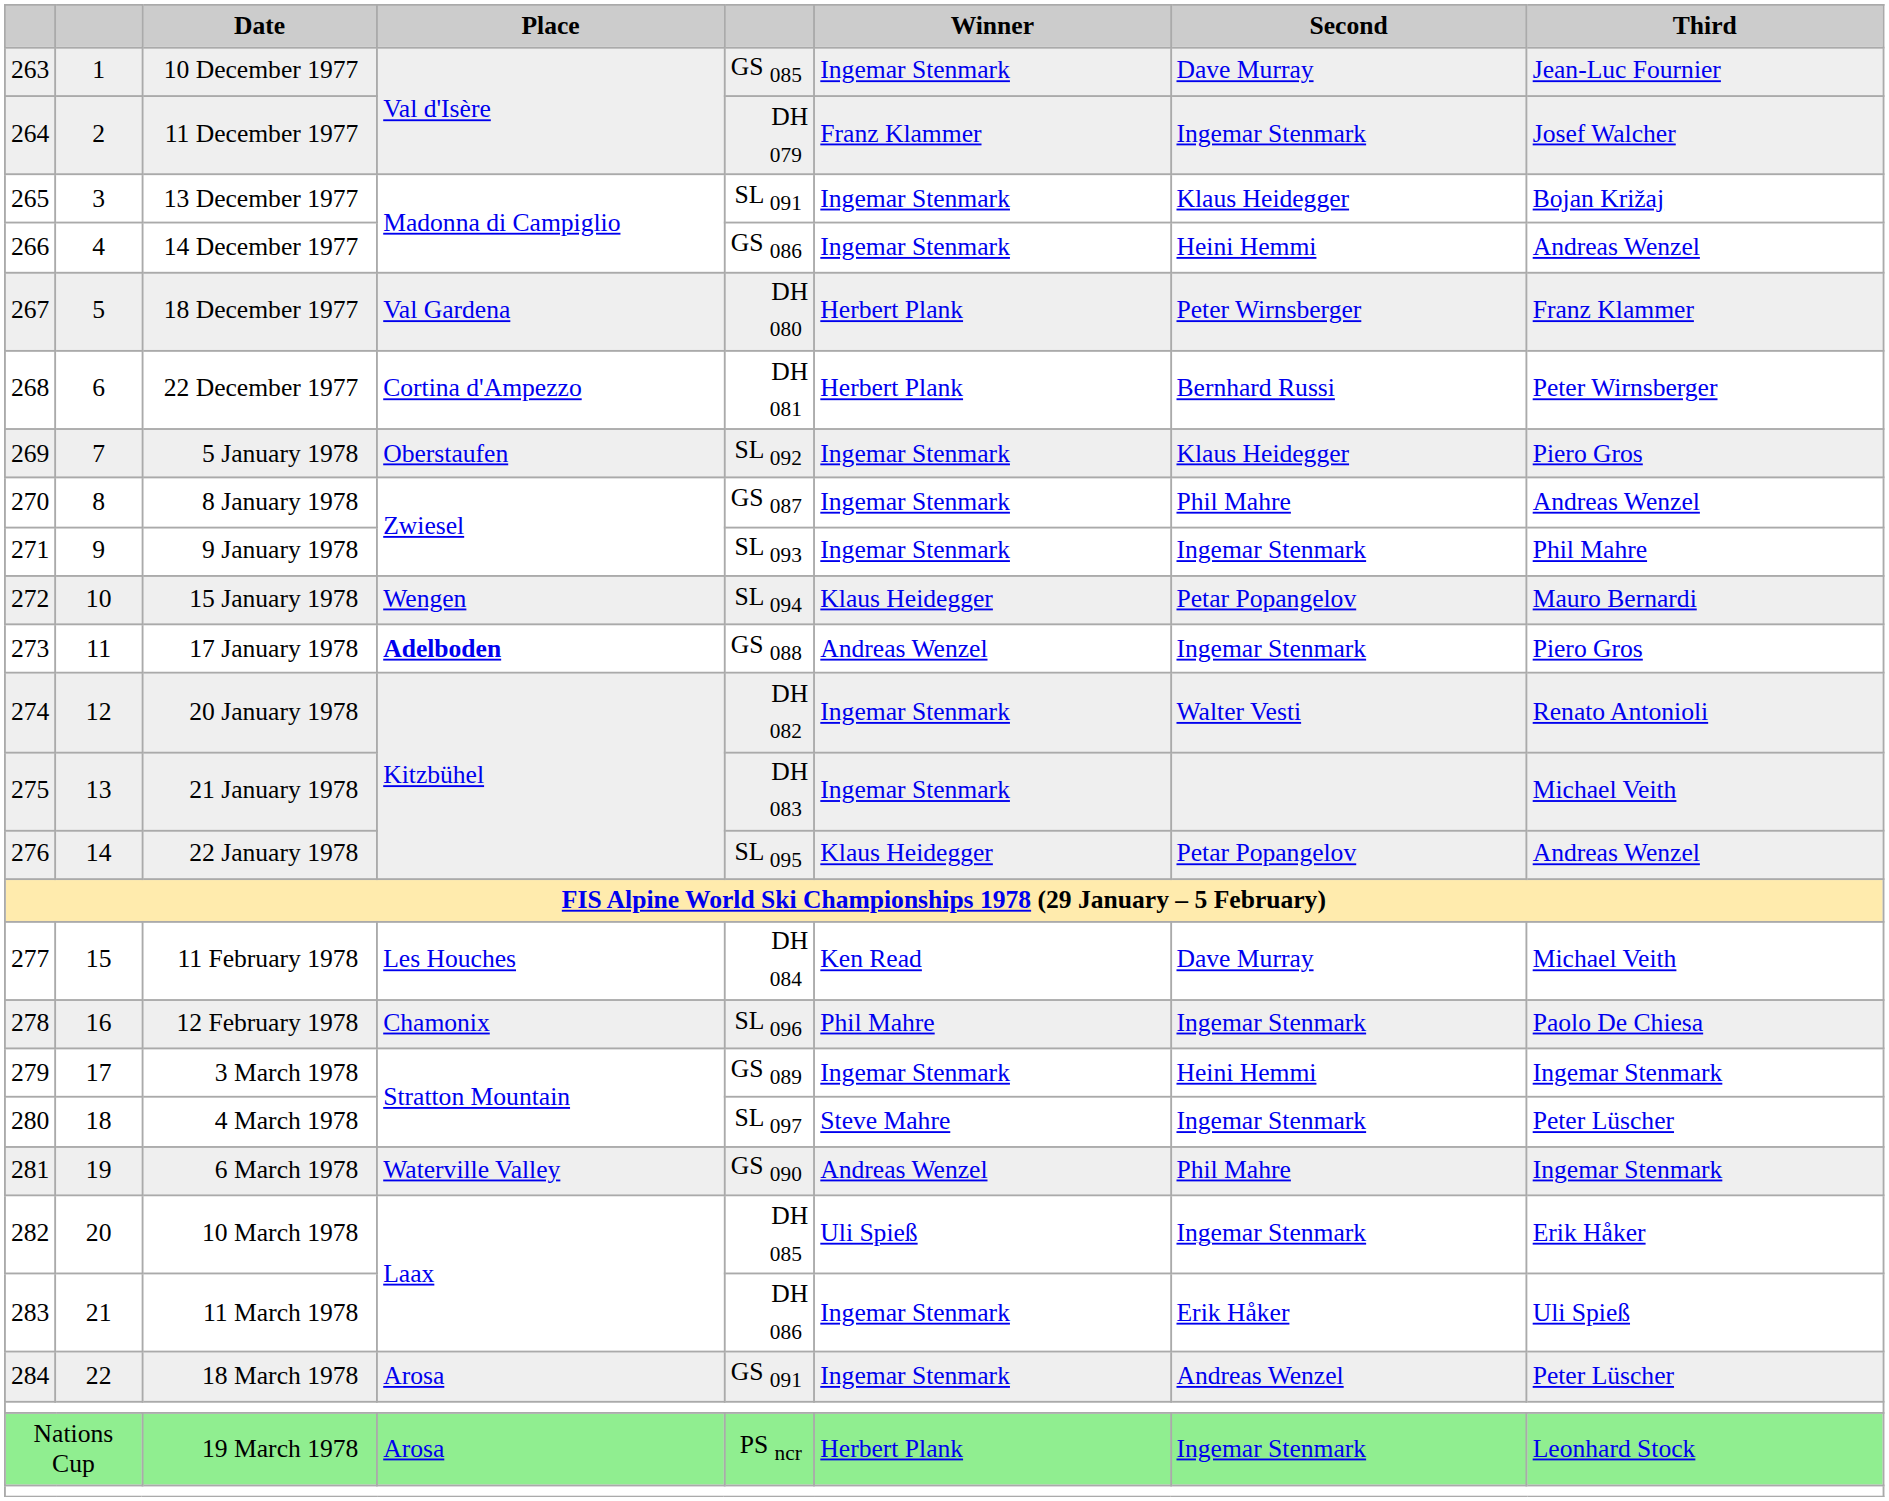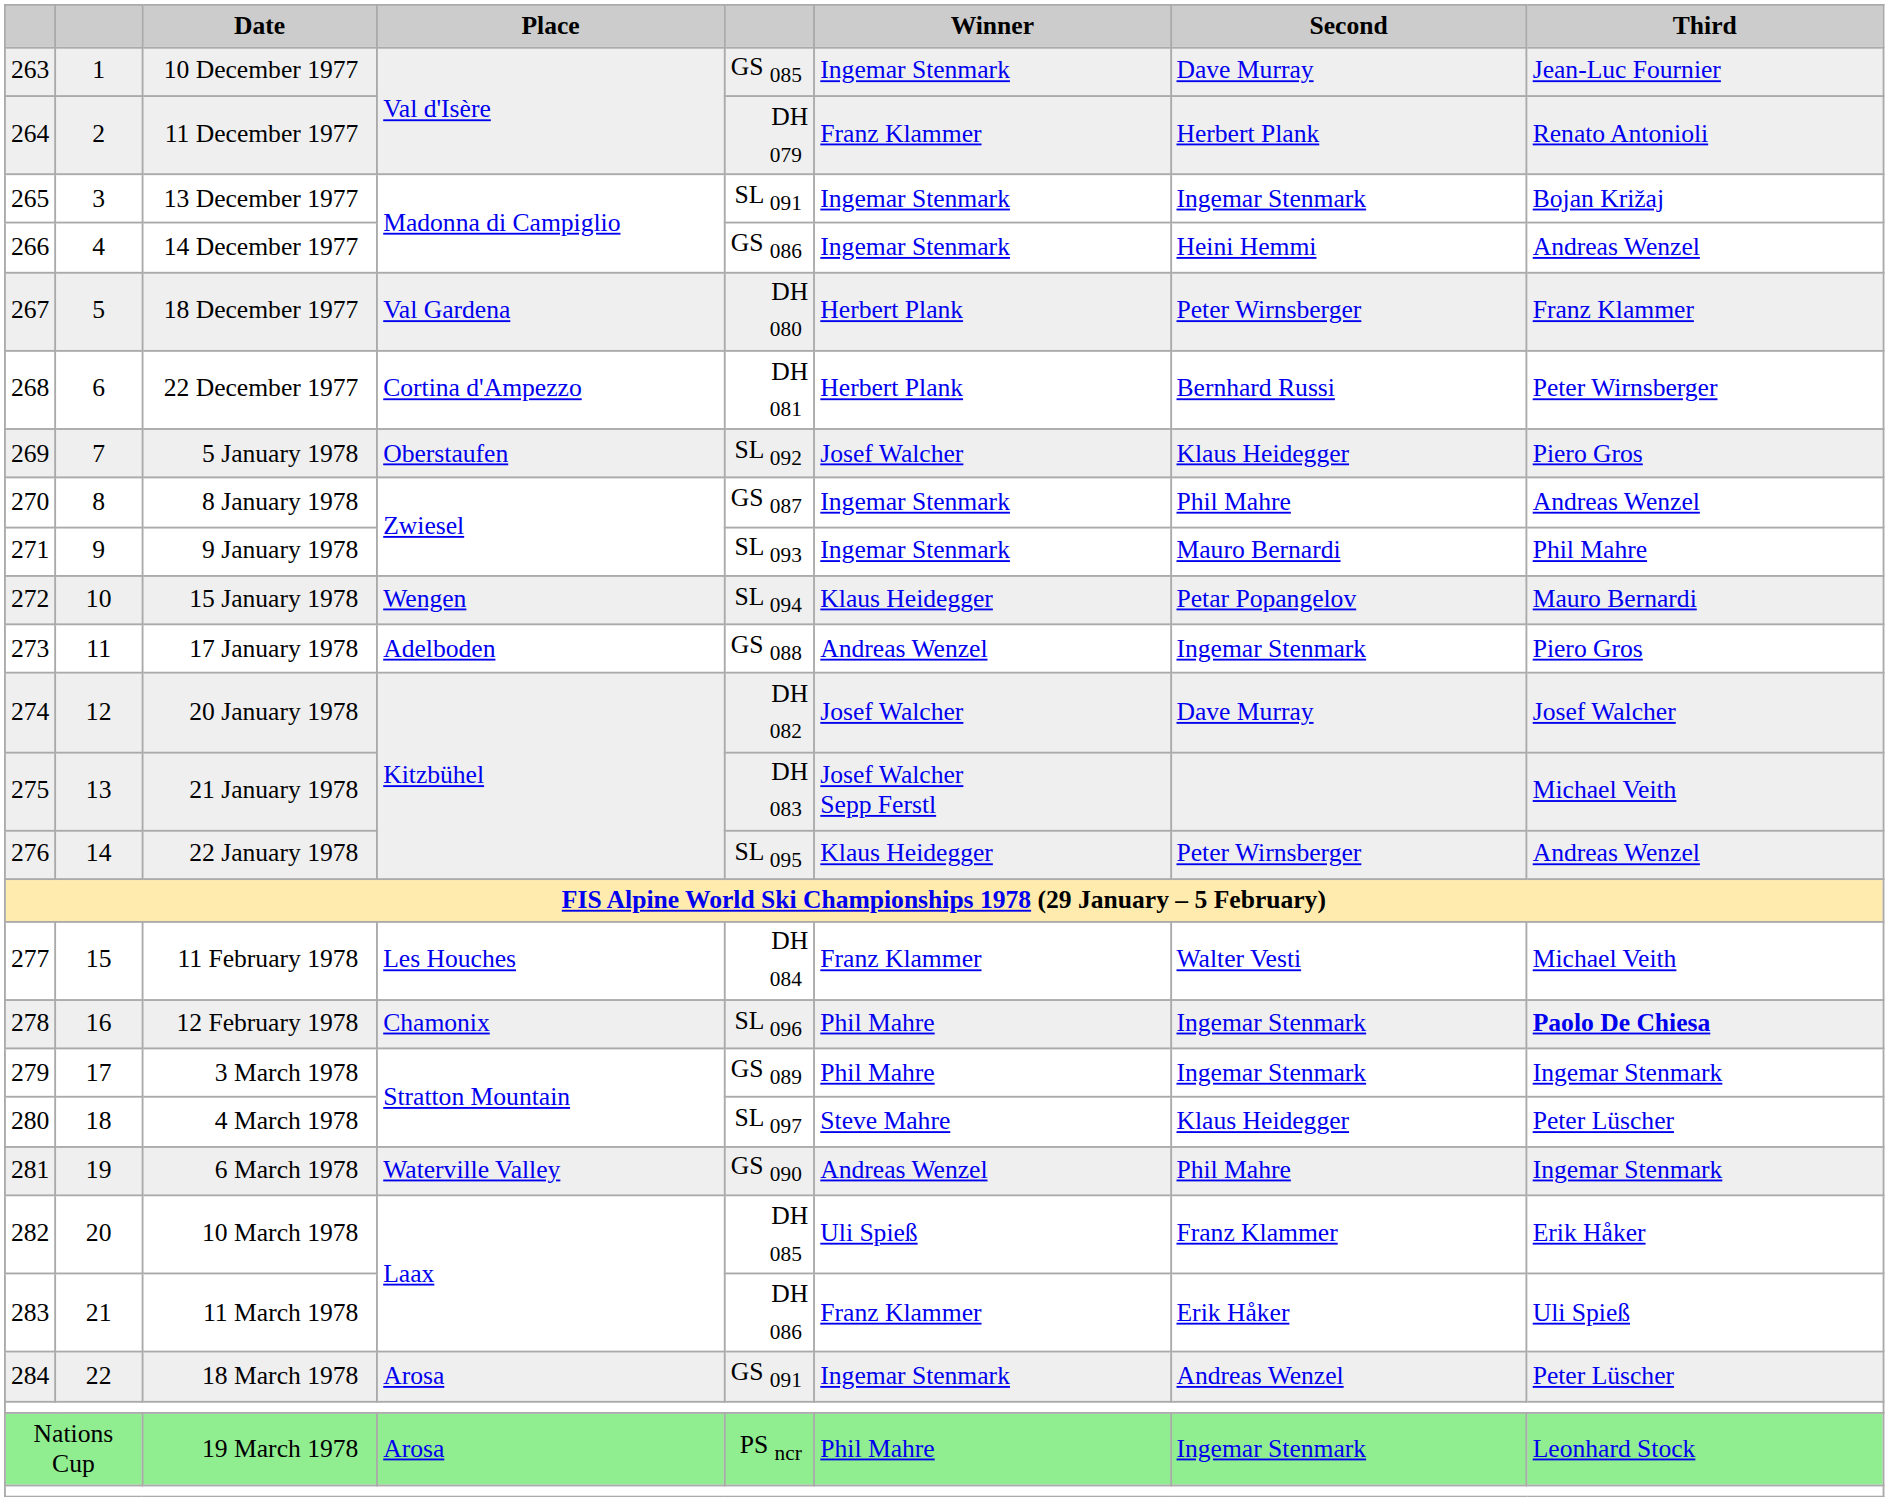(1271, 134) Ingemar Stenmark -> (1248, 134) Herbert Plank
(1604, 134) Josef Walcher -> (1620, 134) Renato Antonioli
(1263, 197) Klaus Heidegger -> (1271, 197) Ingemar Stenmark
(915, 452) Ingemar Stenmark -> (892, 452) Josef Walcher
(1271, 550) Ingemar Stenmark -> (1259, 550) Mauro Bernardi
(442, 648) bold -> (439, 648) normal
(915, 711) Ingemar Stenmark -> (892, 711) Josef Walcher
(1239, 711) Walter Vesti -> (1245, 711) Dave Murray
(1620, 711) Renato Antonioli -> (1604, 711) Josef Walcher
(915, 790) Ingemar Stenmark -> (892, 790) Josef Walcher Sepp Ferstl
(1266, 854) Petar Popangelov -> (1269, 854) Peter Wirnsberger
(871, 959) Ken Read -> (901, 959) Franz Klammer
(1245, 959) Dave Murray -> (1239, 959) Walter Vesti
(1618, 1023) normal -> (1621, 1023) bold
(915, 1072) Ingemar Stenmark -> (878, 1072) Phil Mahre
(1246, 1072) Heini Hemmi -> (1271, 1072) Ingemar Stenmark
(1271, 1120) Ingemar Stenmark -> (1263, 1120) Klaus Heidegger
(1271, 1233) Ingemar Stenmark -> (1257, 1233) Franz Klammer
(915, 1312) Ingemar Stenmark -> (901, 1312) Franz Klammer
(892, 1448) Herbert Plank -> (878, 1448) Phil Mahre
